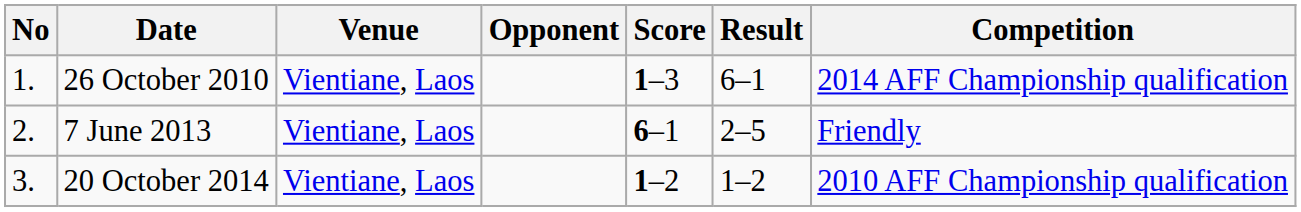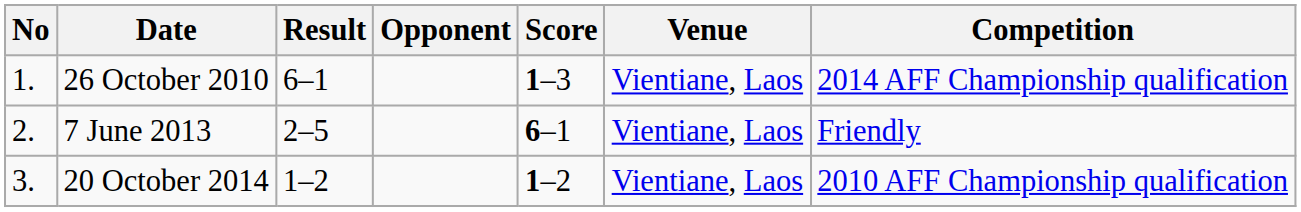columns swapped: (379, 29) <-> (762, 29)
